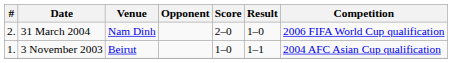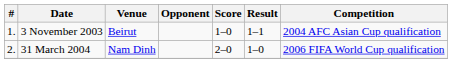rows swapped: (62, 49) <-> (55, 31)
